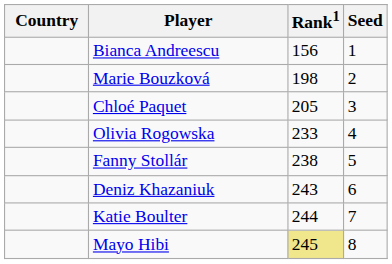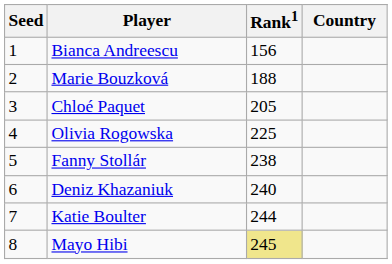columns swapped: (47, 20) <-> (365, 20)
(305, 78) 198 -> (263, 78) 188
(305, 133) 233 -> (263, 133) 225
(305, 188) 243 -> (263, 188) 240
